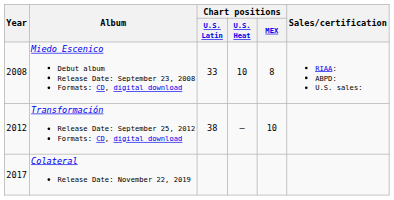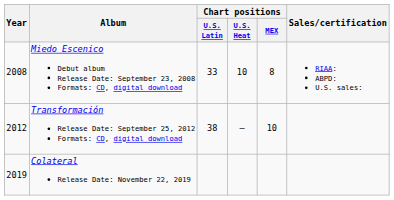(17, 175) 2017 -> (17, 175) 2019
